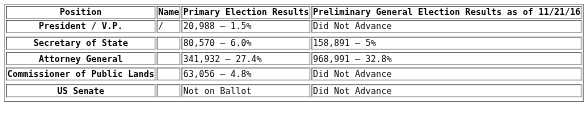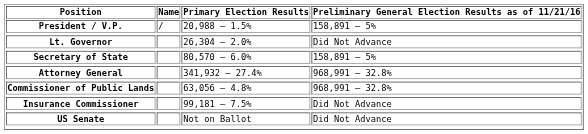(352, 26) Did Not Advance -> (345, 26) 158,891 – 5%
+ row: (81, 42)
(352, 74) Did Not Advance -> (352, 88) 968,991 – 32.8%
+ row: (81, 103)
